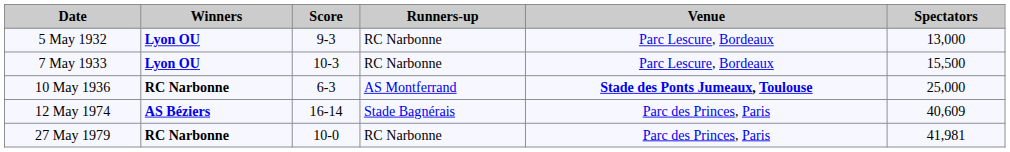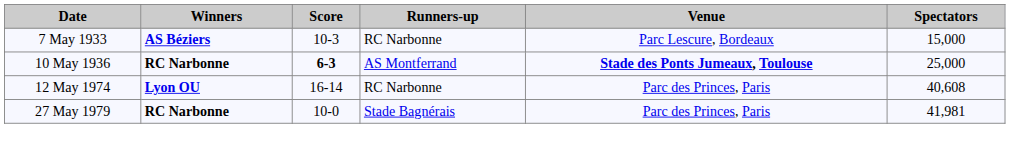- row: (73, 40)
(172, 63) Lyon OU -> (177, 40) AS Béziers
(946, 63) 15,500 -> (946, 40) 15,000
(326, 87) normal -> (326, 63) bold
(177, 111) AS Béziers -> (172, 87) Lyon OU
(409, 111) Stade Bagnérais -> (403, 87) RC Narbonne
(946, 111) 40,609 -> (946, 87) 40,608
(403, 135) RC Narbonne -> (409, 111) Stade Bagnérais
